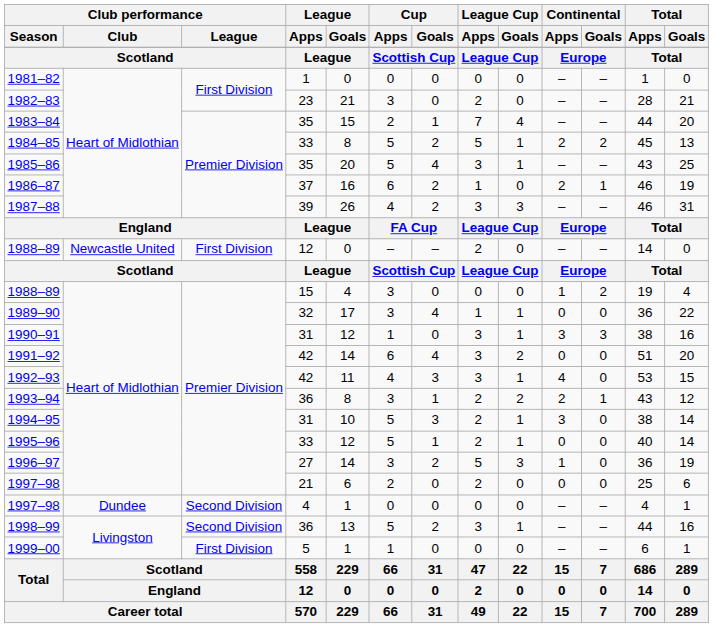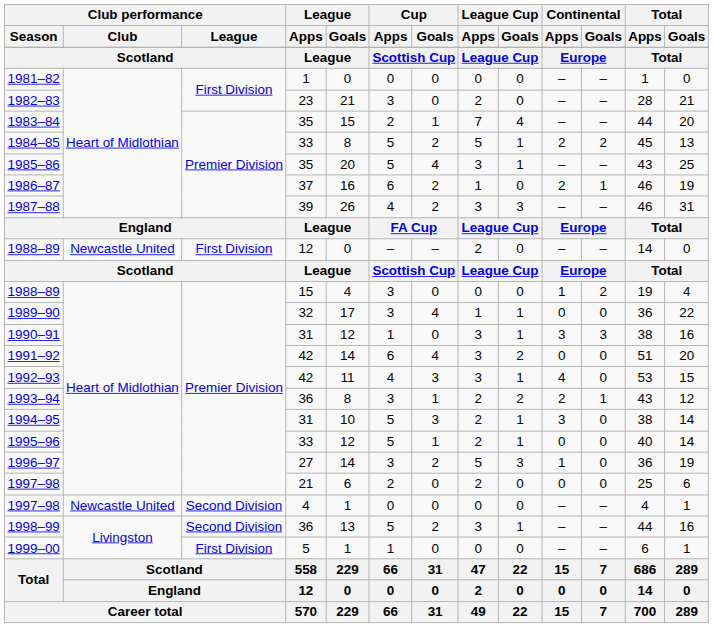(122, 505) Dundee -> (122, 505) Newcastle United
